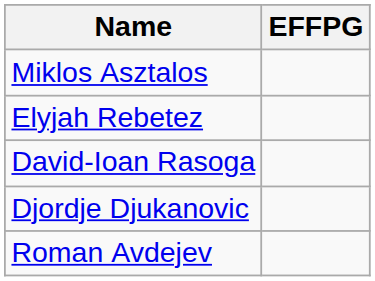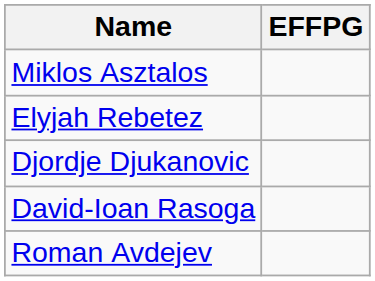rows swapped: (130, 207) <-> (133, 162)
